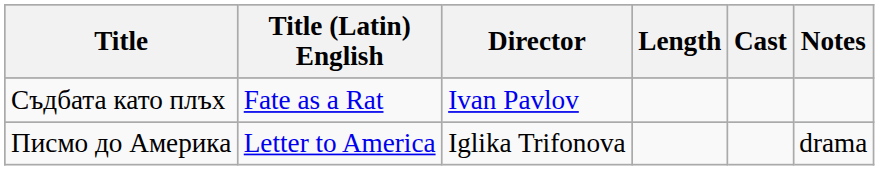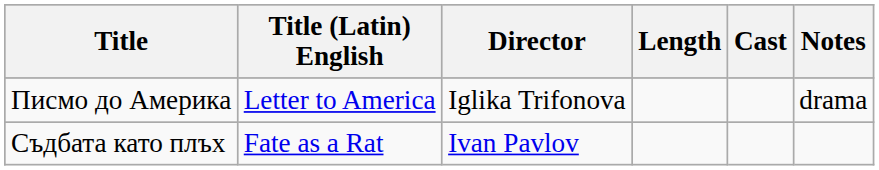rows swapped: (118, 99) <-> (121, 142)
